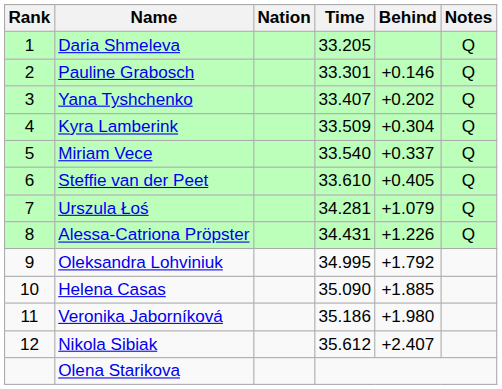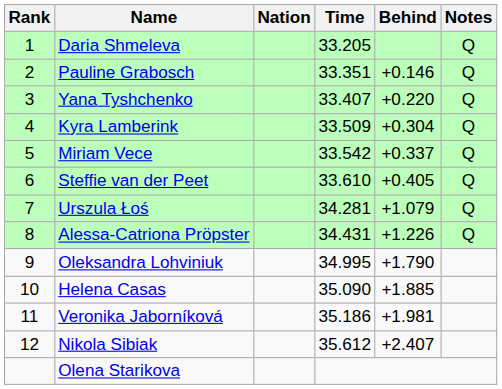(345, 72) 33.301 -> (345, 72) 33.351
(408, 99) +0.202 -> (408, 99) +0.220
(345, 153) 33.540 -> (345, 153) 33.542
(408, 262) +1.792 -> (408, 262) +1.790
(408, 316) +1.980 -> (408, 316) +1.981
